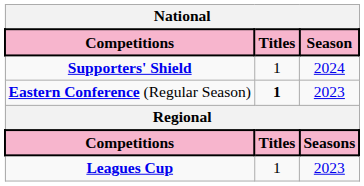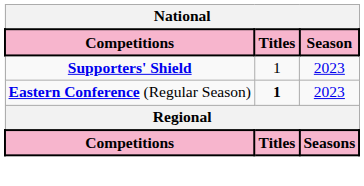(329, 67) 2024 -> (329, 67) 2023
- row: (130, 168)
